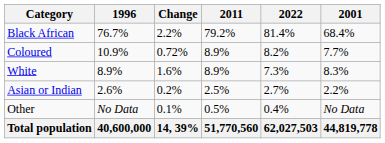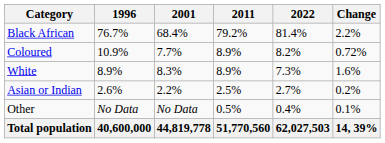columns swapped: (350, 14) <-> (178, 14)
